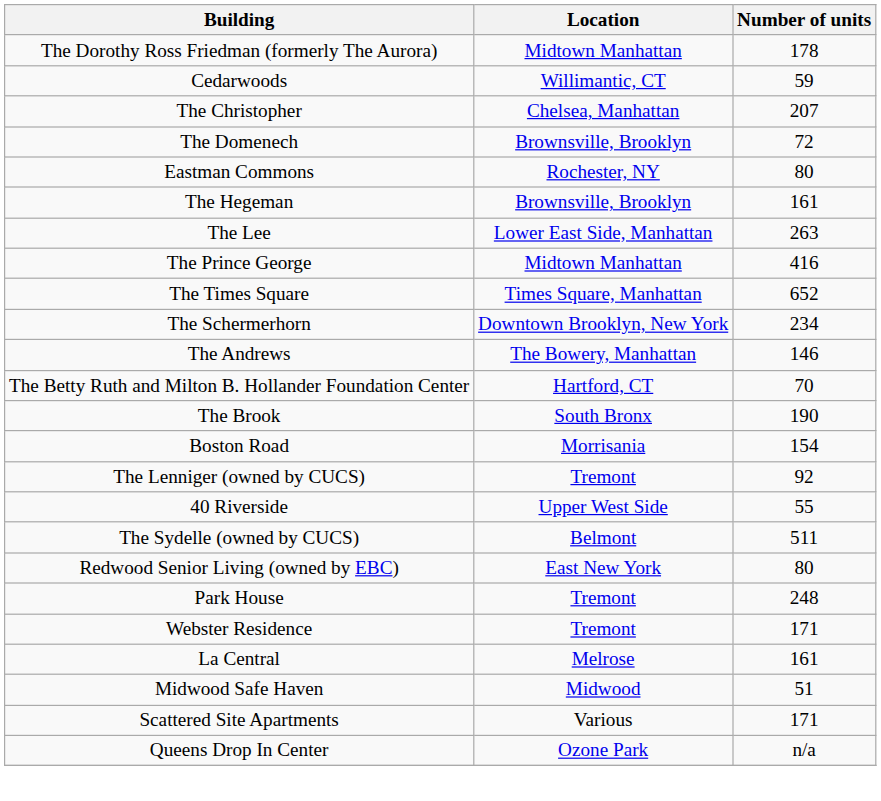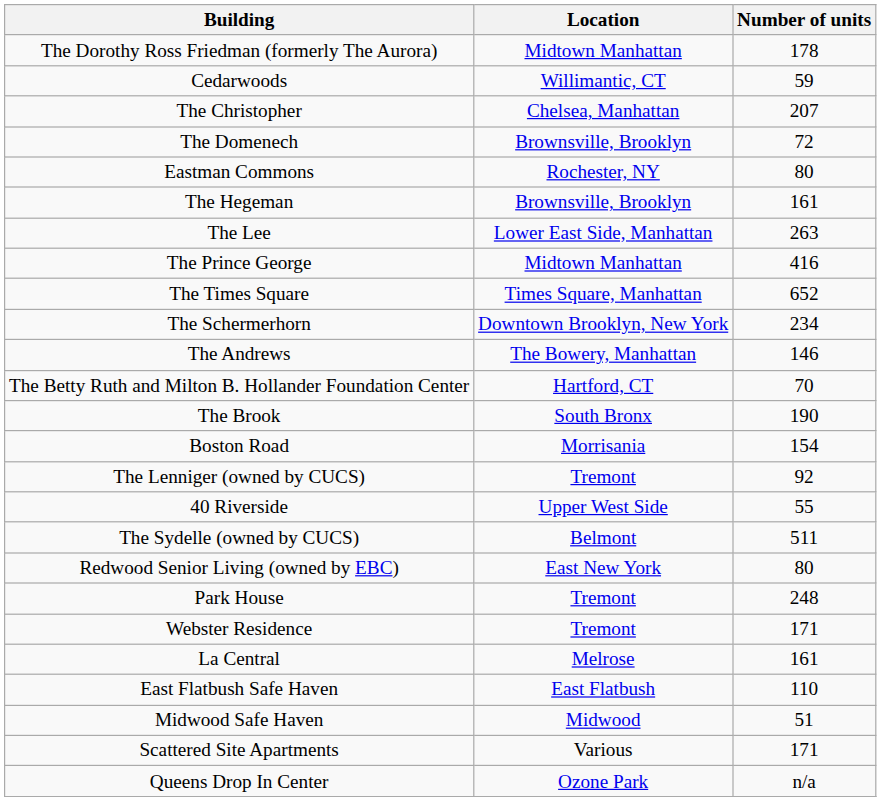+ row: (239, 689)
